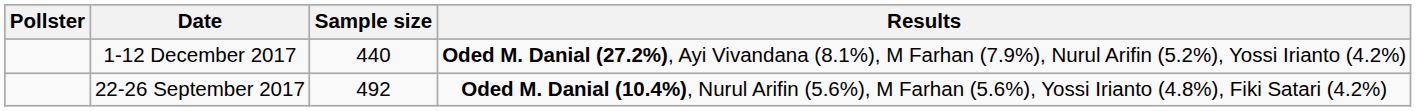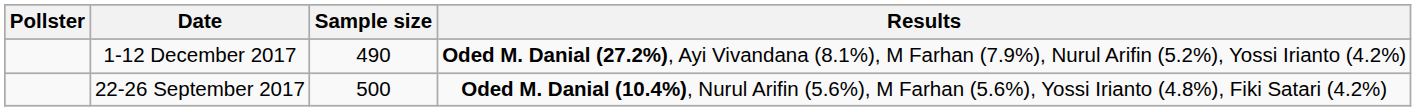(373, 56) 440 -> (373, 56) 490
(373, 89) 492 -> (373, 89) 500
